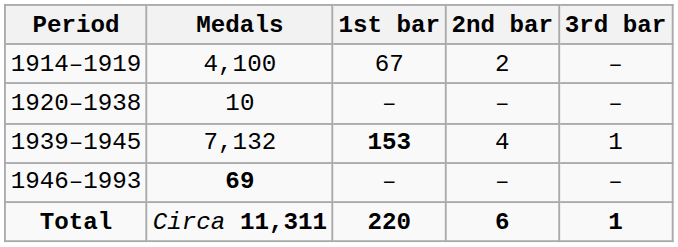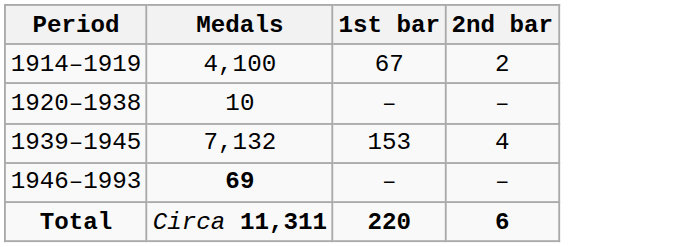- column: (615, 25)
(389, 143) bold -> (389, 143) normal
